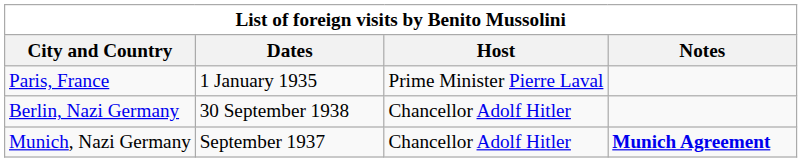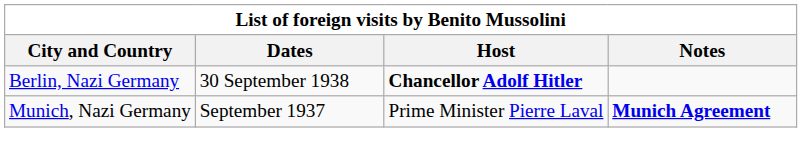- row: (59, 80)
(480, 111) normal -> (485, 80) bold
(480, 141) Chancellor Adolf Hitler -> (496, 111) Prime Minister Pierre Laval
